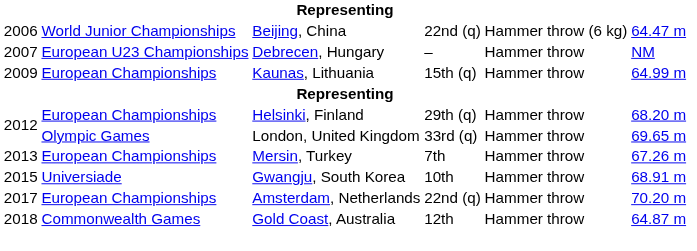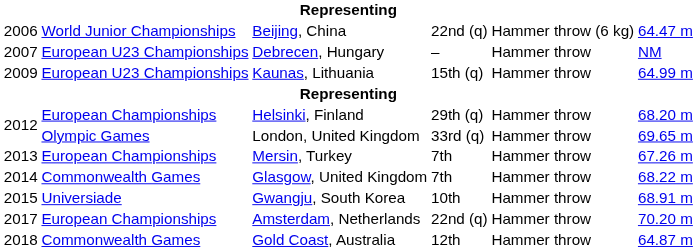(129, 73) European Championships -> (145, 73) European U23 Championships
+ row: (340, 177)
